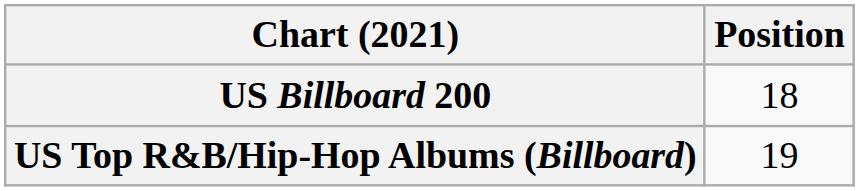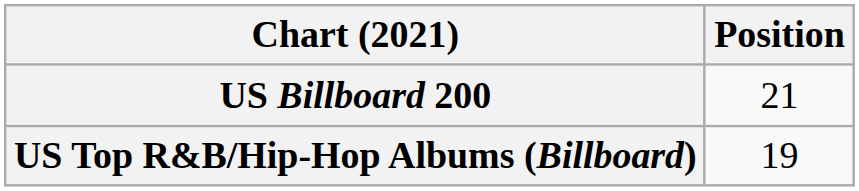(780, 94) 18 -> (780, 94) 21
